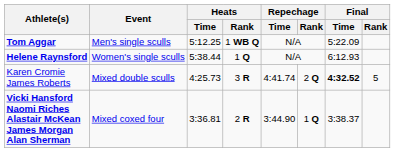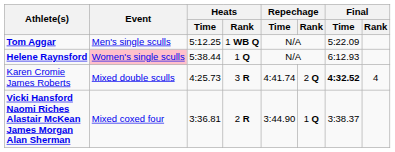(138, 57) no background -> (138, 57) pink background
(376, 78) 5 -> (376, 78) 4
